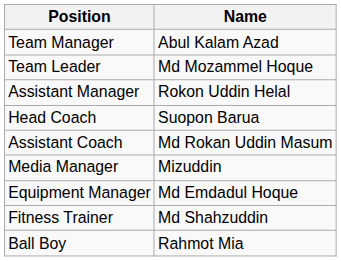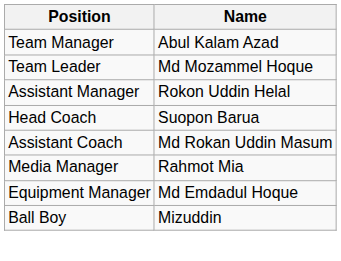(190, 167) Mizuddin -> (201, 167) Rahmot Mia
- row: (61, 218)
(201, 243) Rahmot Mia -> (190, 218) Mizuddin
